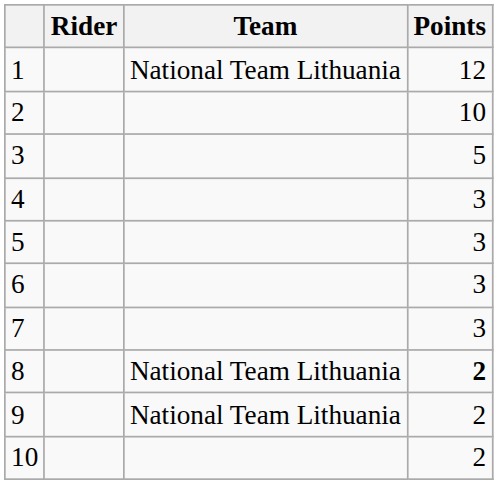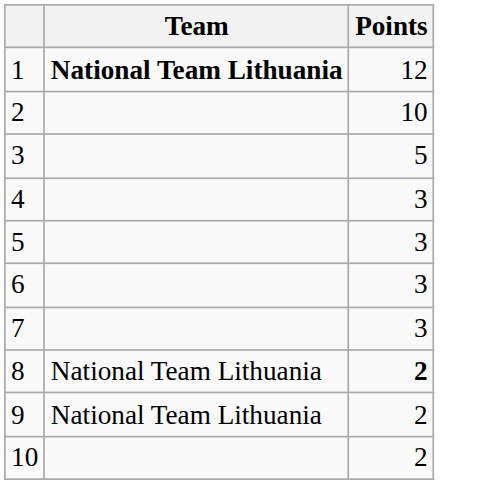- column: (84, 26)
(265, 69) normal -> (197, 69) bold
